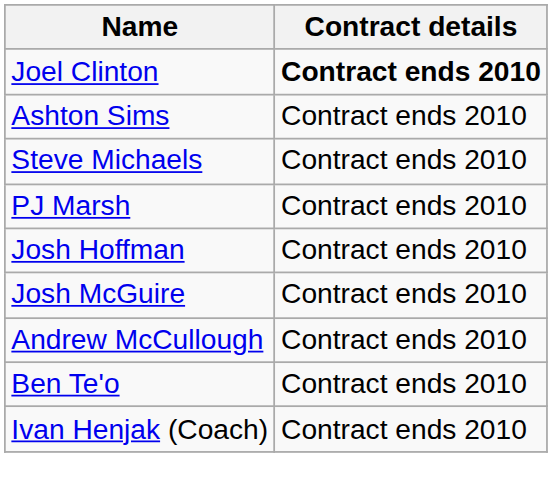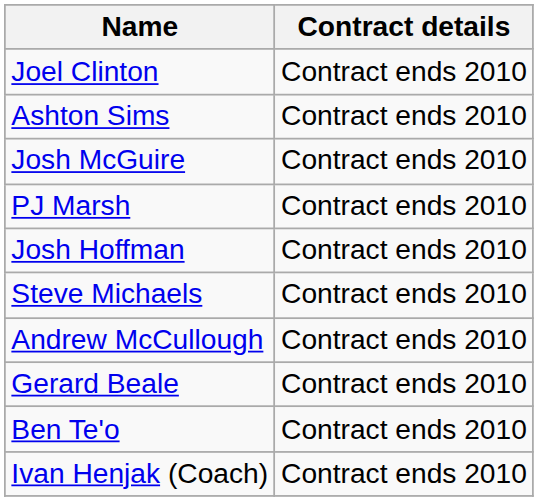(411, 71) bold -> (404, 71) normal
rows swapped: (107, 160) <-> (98, 294)
+ row: (95, 384)
